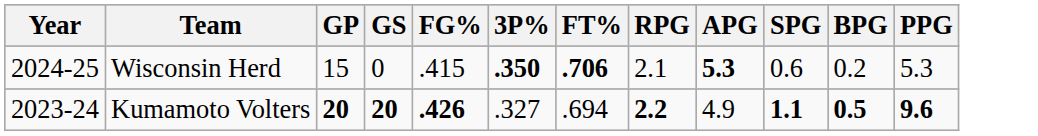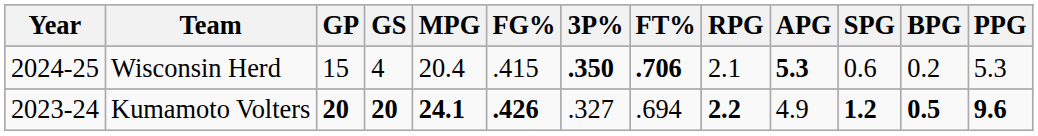+ column: (449, 25)
(378, 67) 0 -> (378, 67) 4
(786, 109) 1.1 -> (860, 109) 1.2
